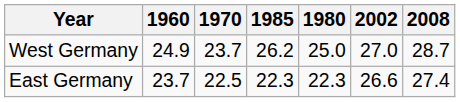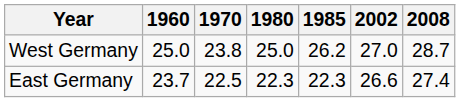columns swapped: (324, 19) <-> (272, 19)
(171, 50) 24.9 -> (171, 50) 25.0
(223, 50) 23.7 -> (223, 50) 23.8
